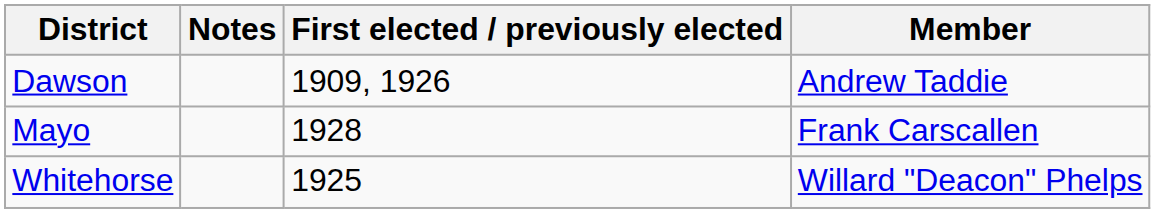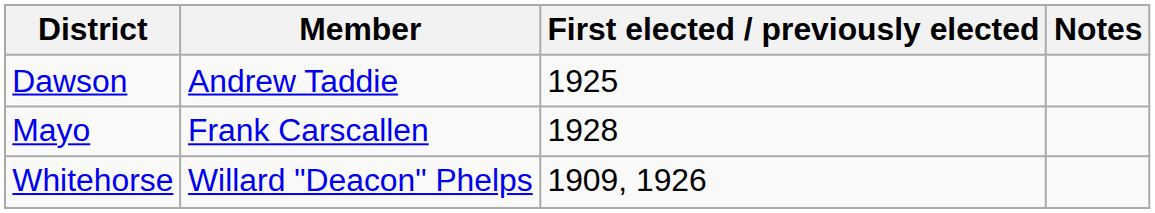columns swapped: (970, 29) <-> (232, 29)
(371, 80) 1909, 1926 -> (583, 80) 1925
(327, 181) 1925 -> (627, 181) 1909, 1926
